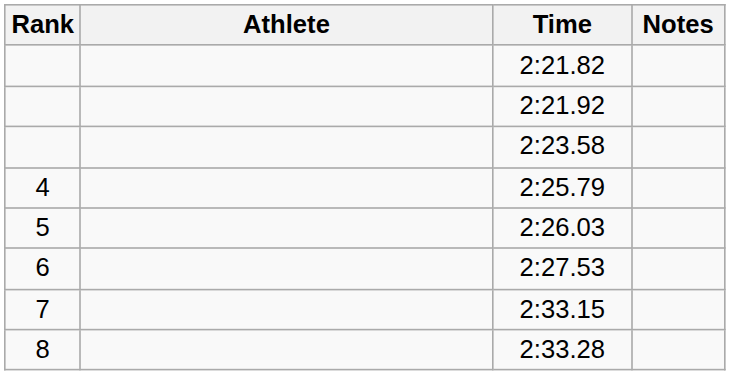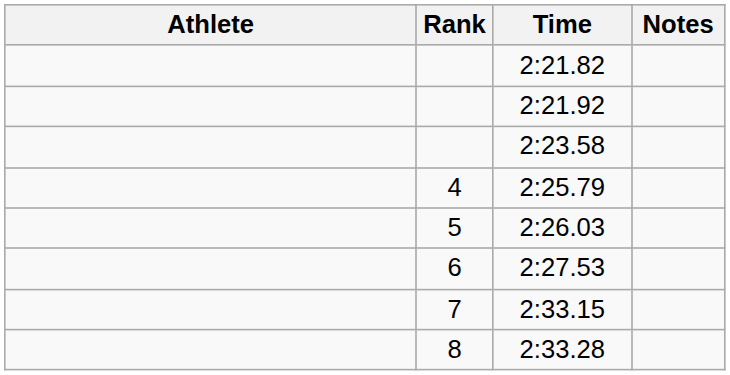columns swapped: (43, 24) <-> (286, 24)
